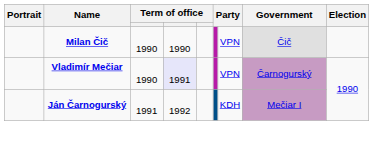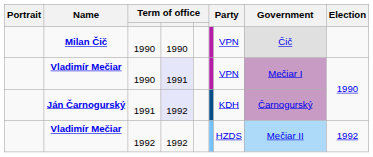(284, 73) Čarnogurský -> (285, 73) Mečiar I
(180, 111) no background -> (177, 111) lavender background
(284, 104) Mečiar I -> (285, 104) Čarnogurský
+ row: (86, 129)
